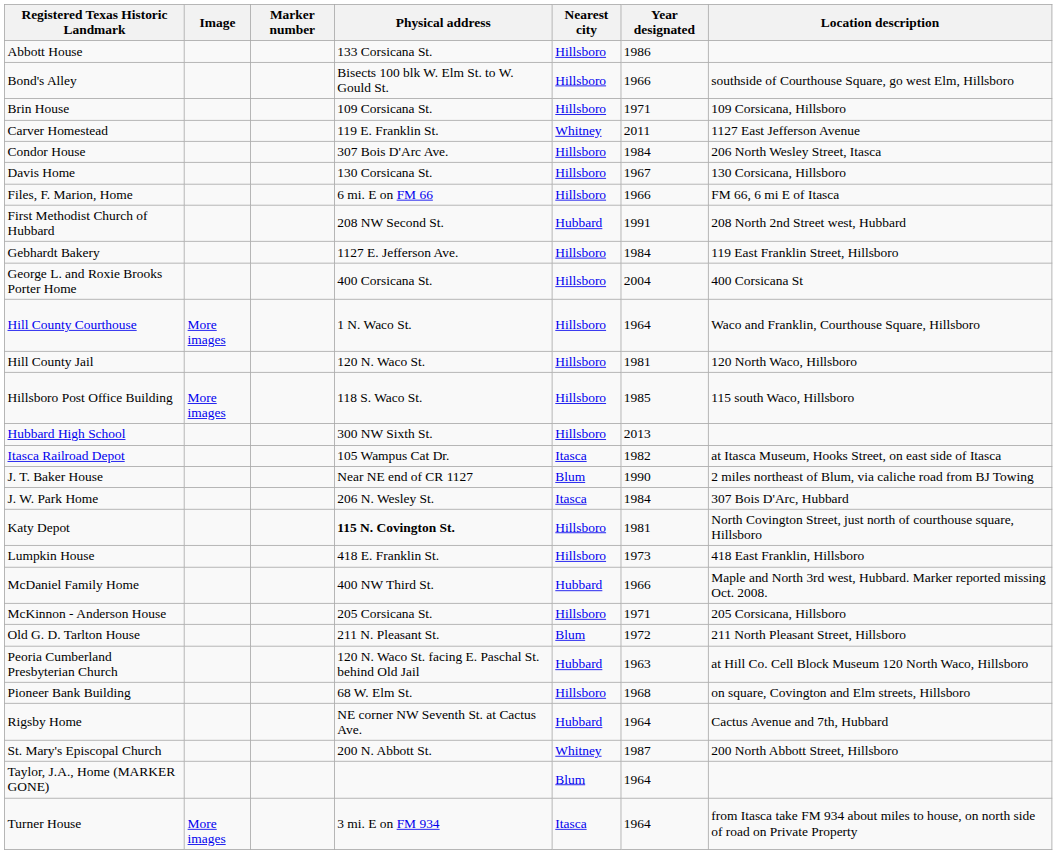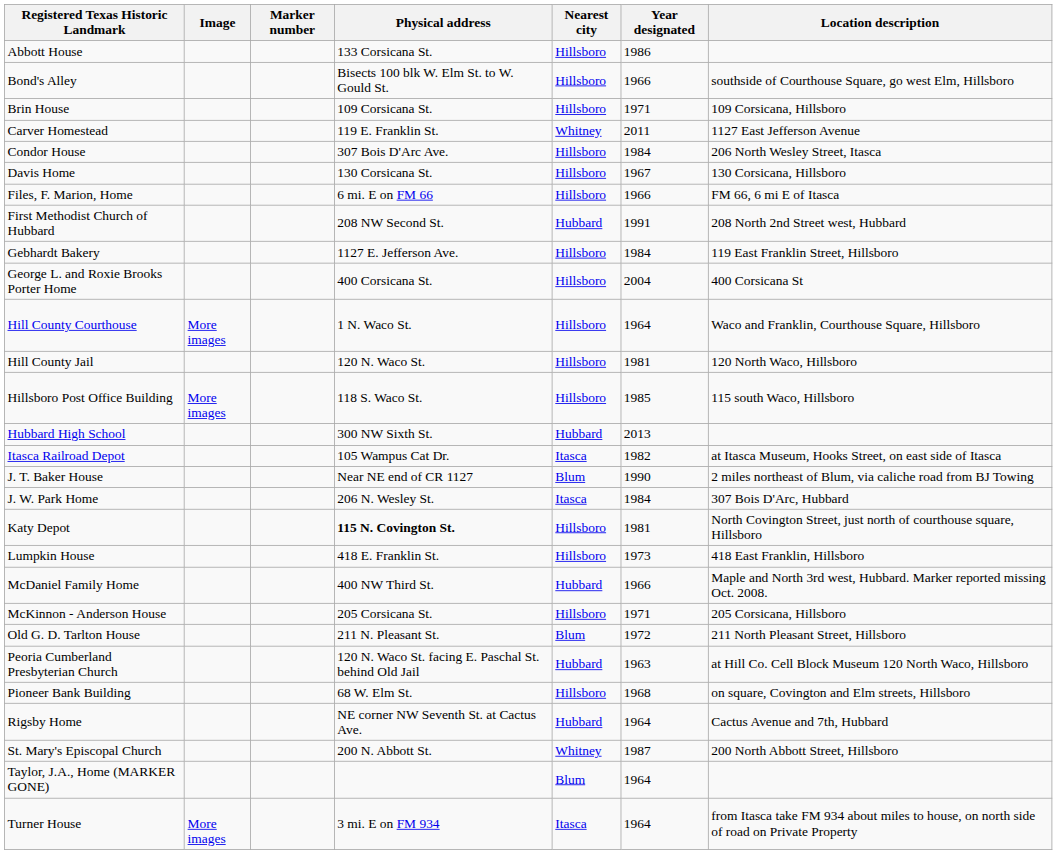(581, 434) Hillsboro -> (579, 434) Hubbard
